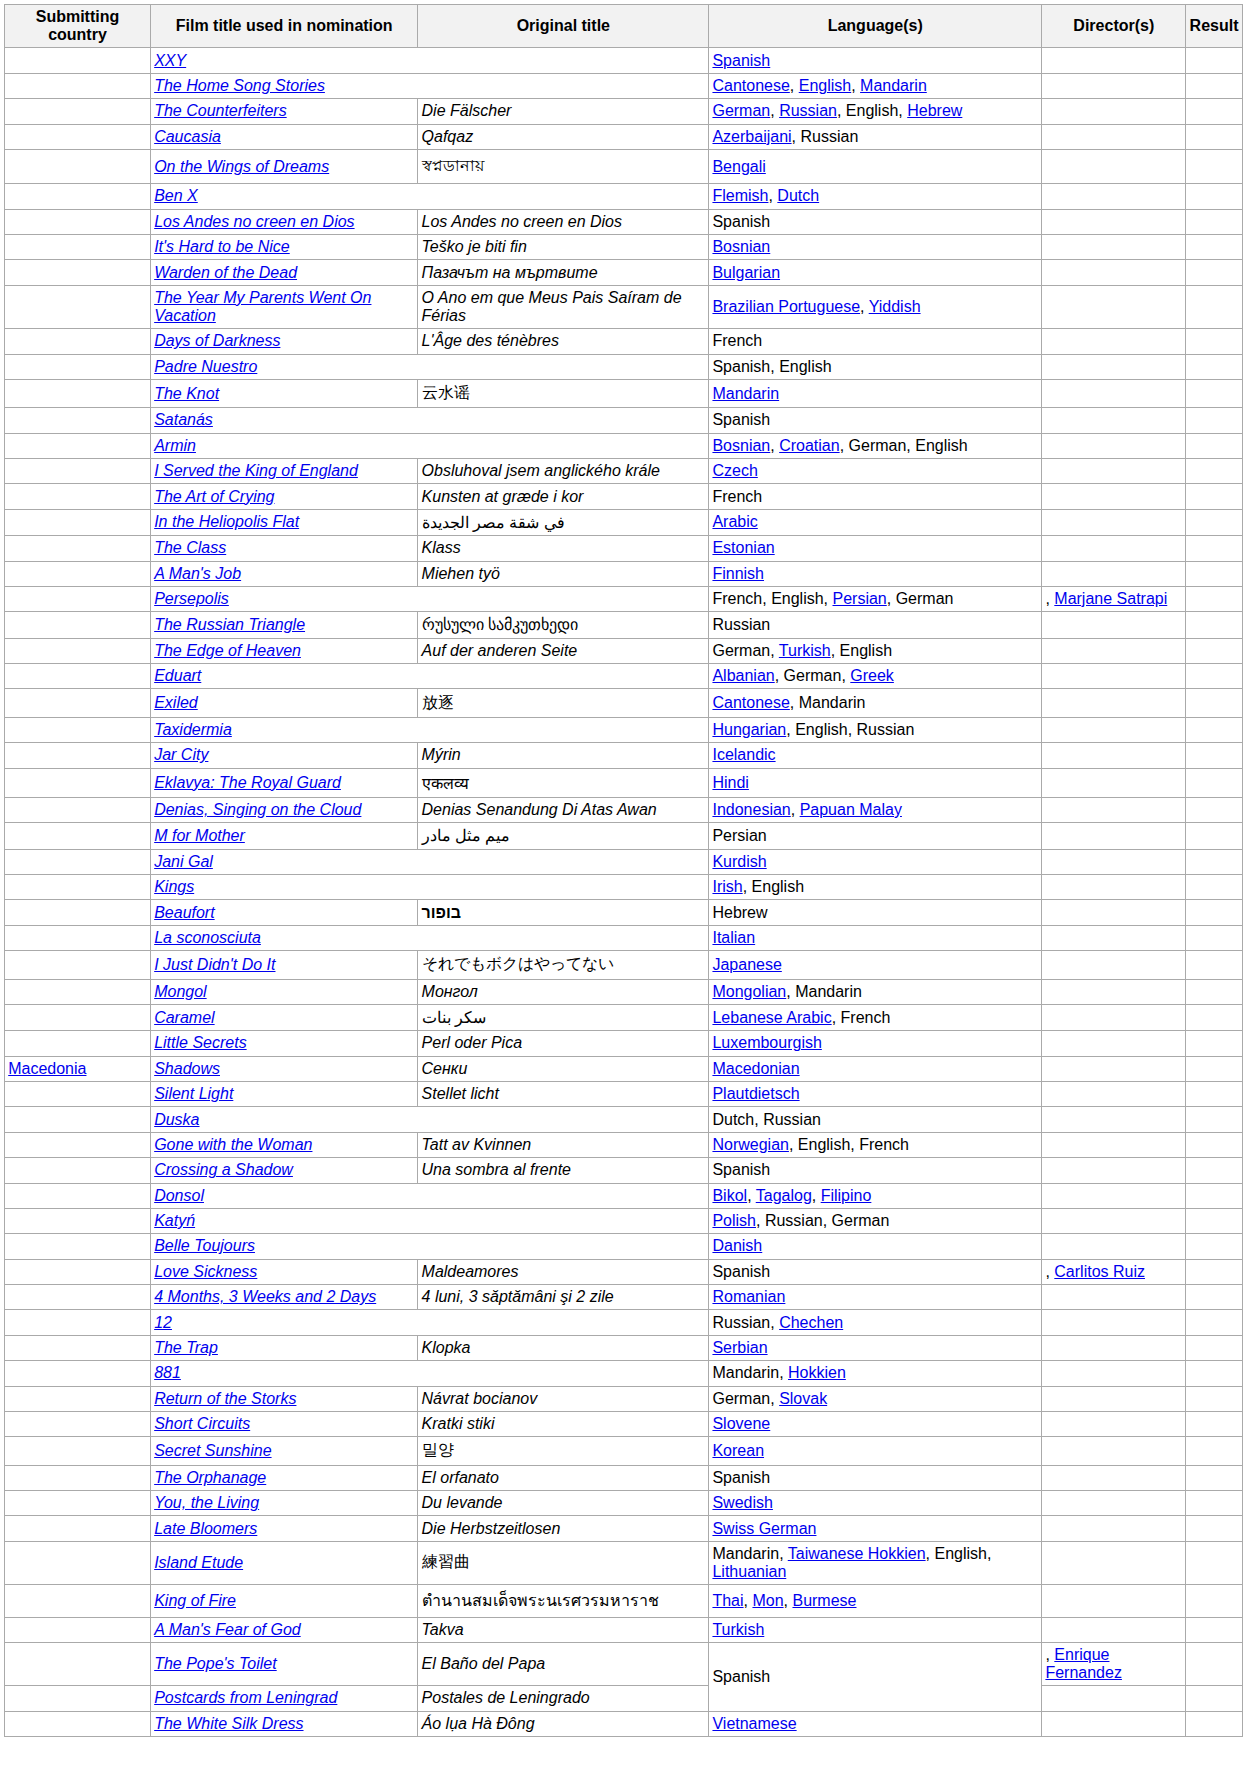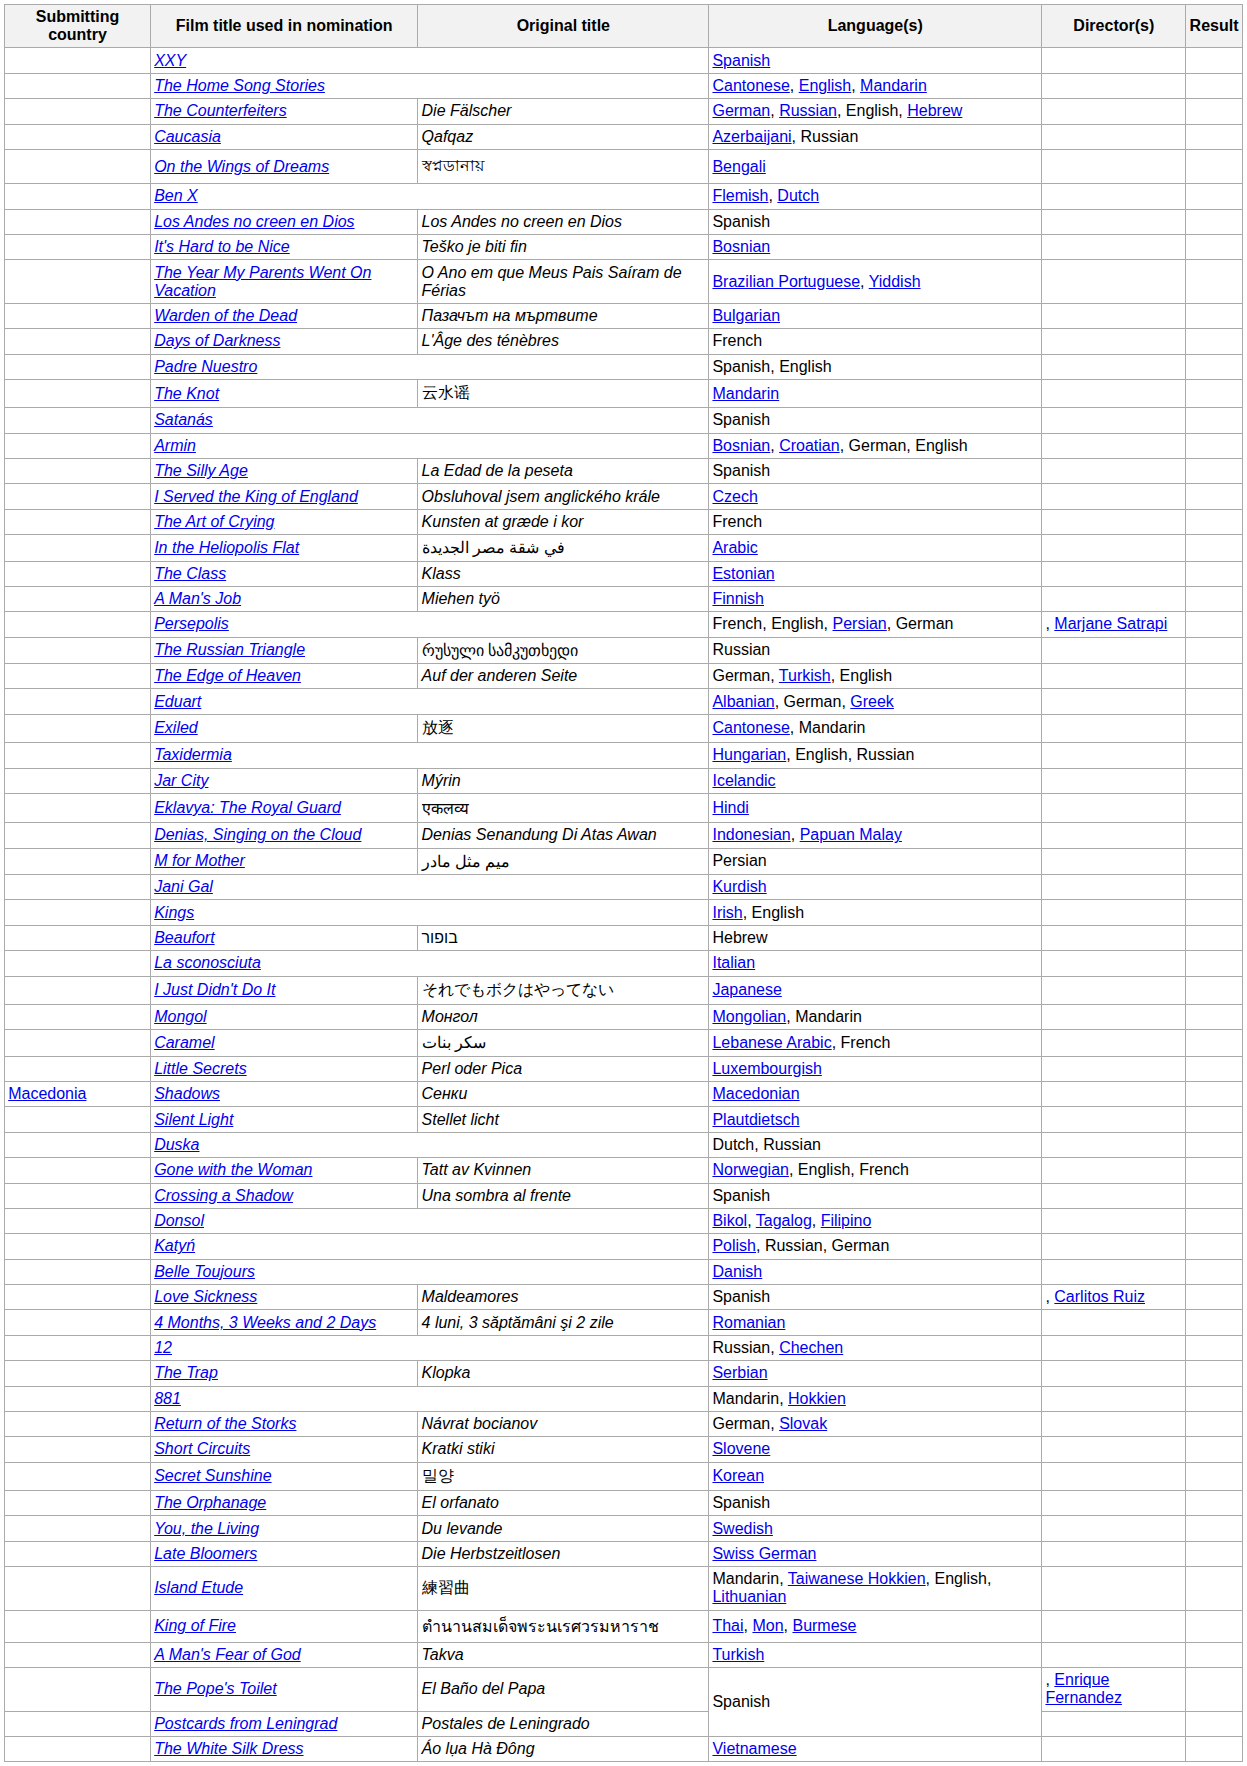rows swapped: (263, 306) <-> (226, 272)
+ row: (201, 471)
(441, 912) bold -> (440, 937) normal
